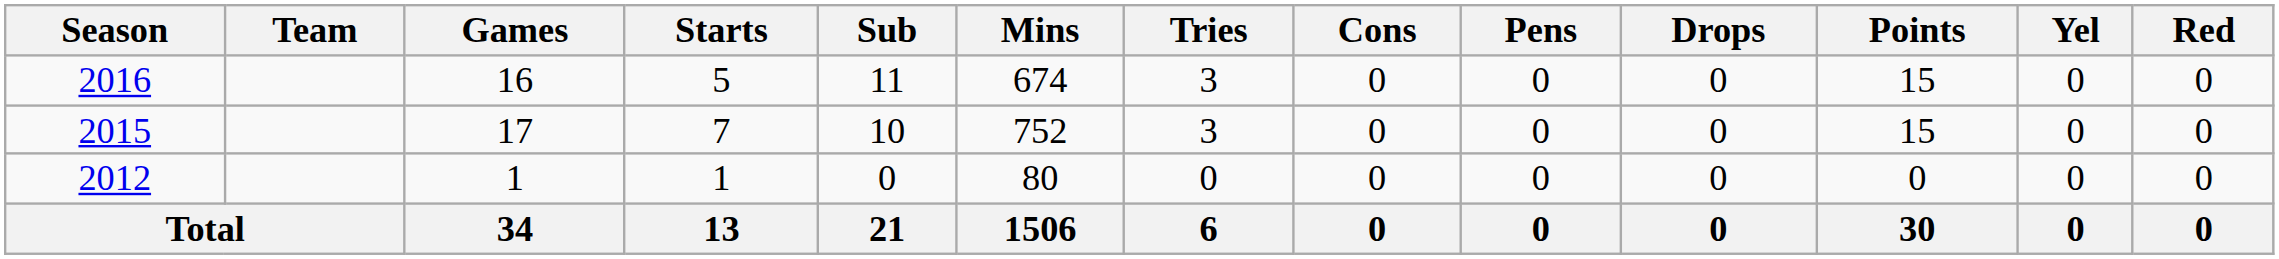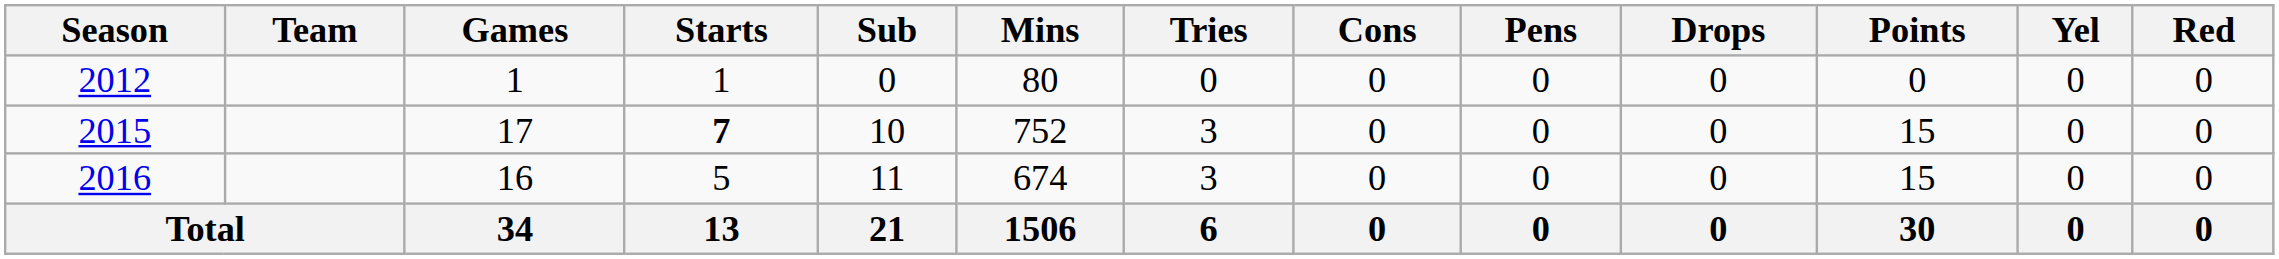rows swapped: (115, 178) <-> (115, 79)
(721, 129) normal -> (721, 129) bold
